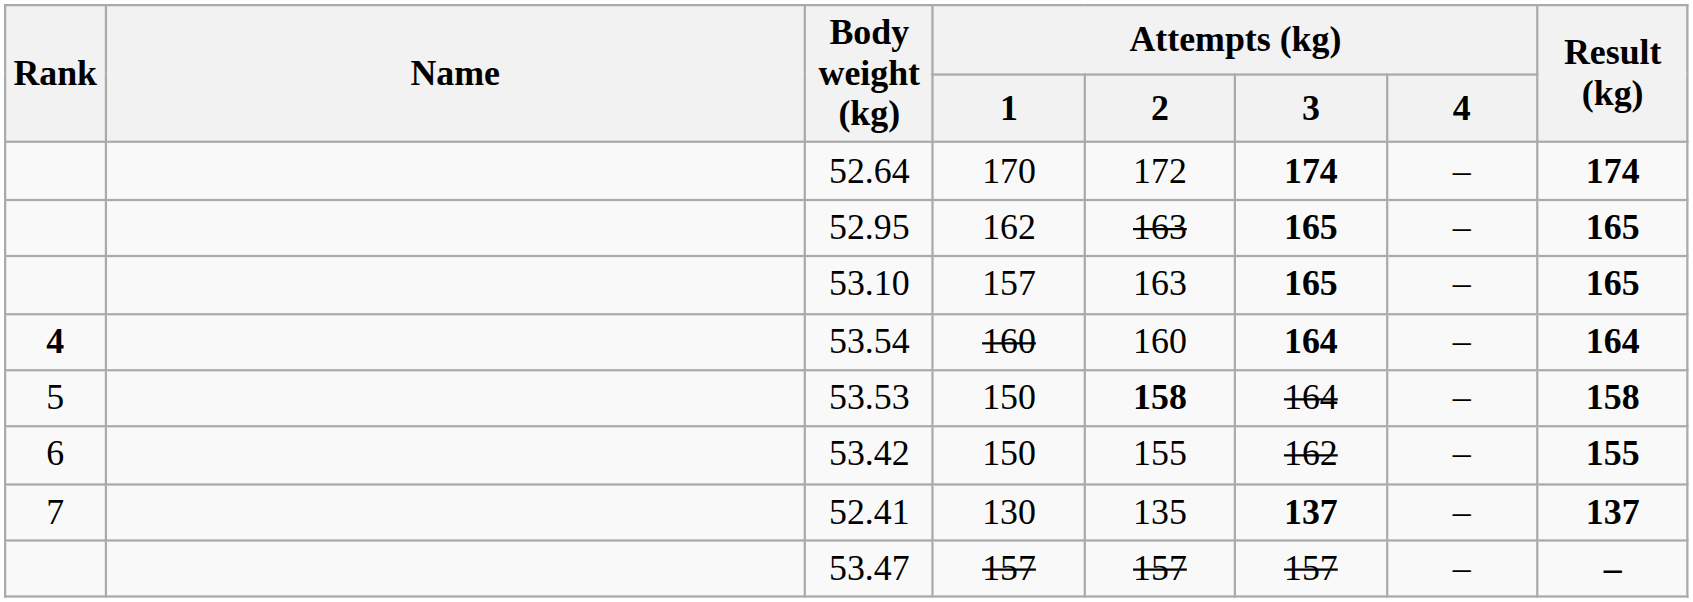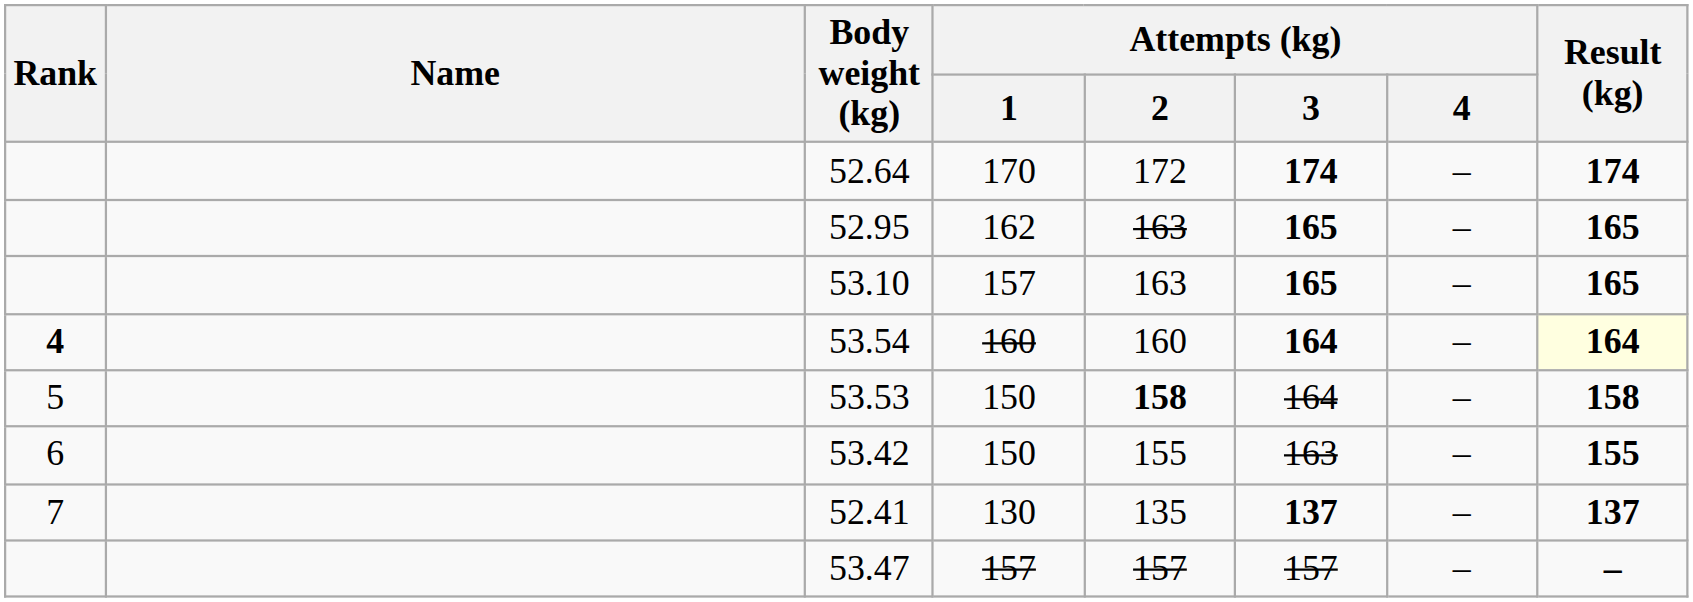(1613, 340) no background -> (1613, 340) lightyellow background
(1311, 454) 162 -> (1311, 454) 163
